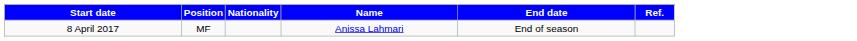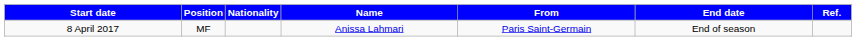+ column: (546, 13)
